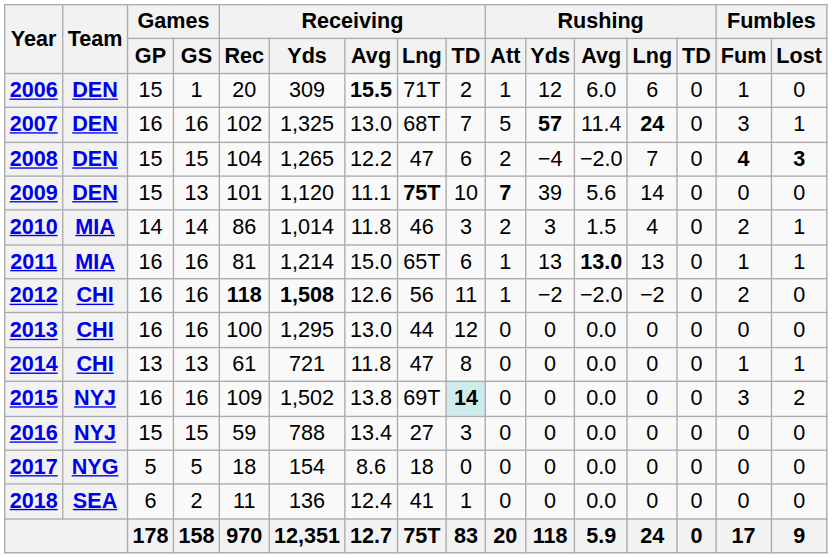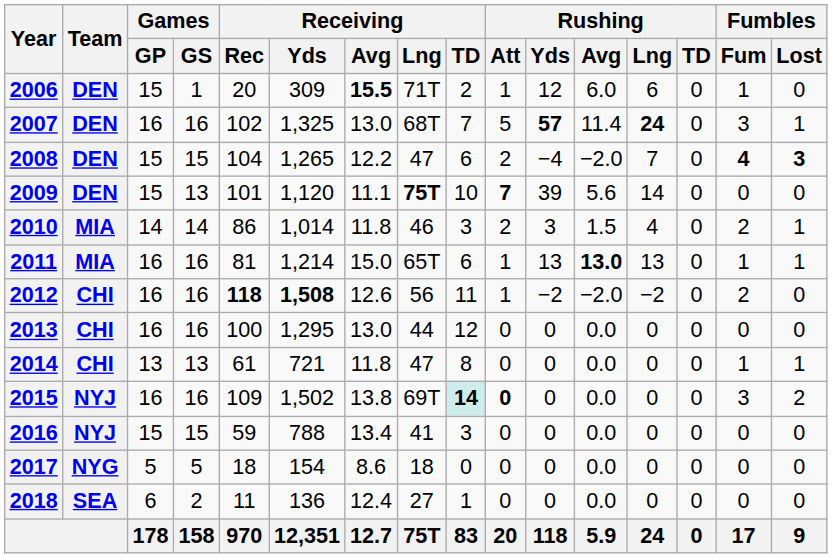(505, 398) normal -> (505, 398) bold
(422, 432) 27 -> (422, 432) 41
(422, 501) 41 -> (422, 501) 27
